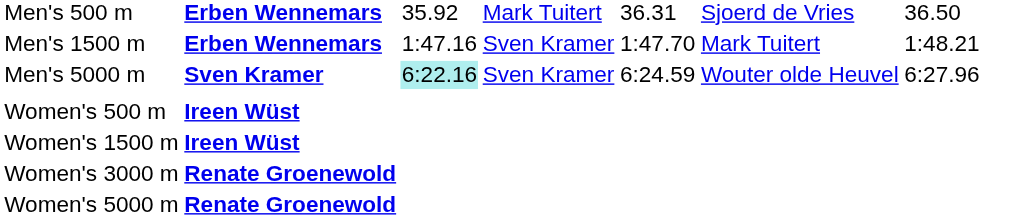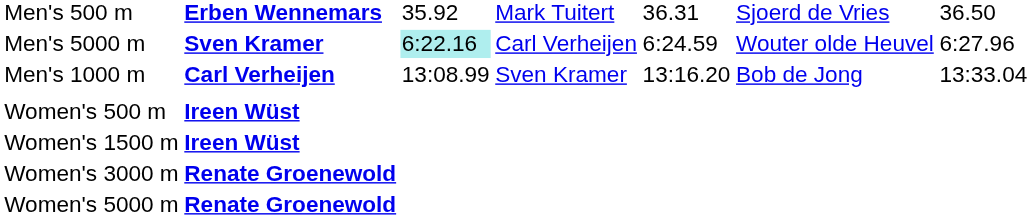- row: (75, 43)
(549, 74) Sven Kramer -> (566, 43) Carl Verheijen
+ row: (75, 74)
